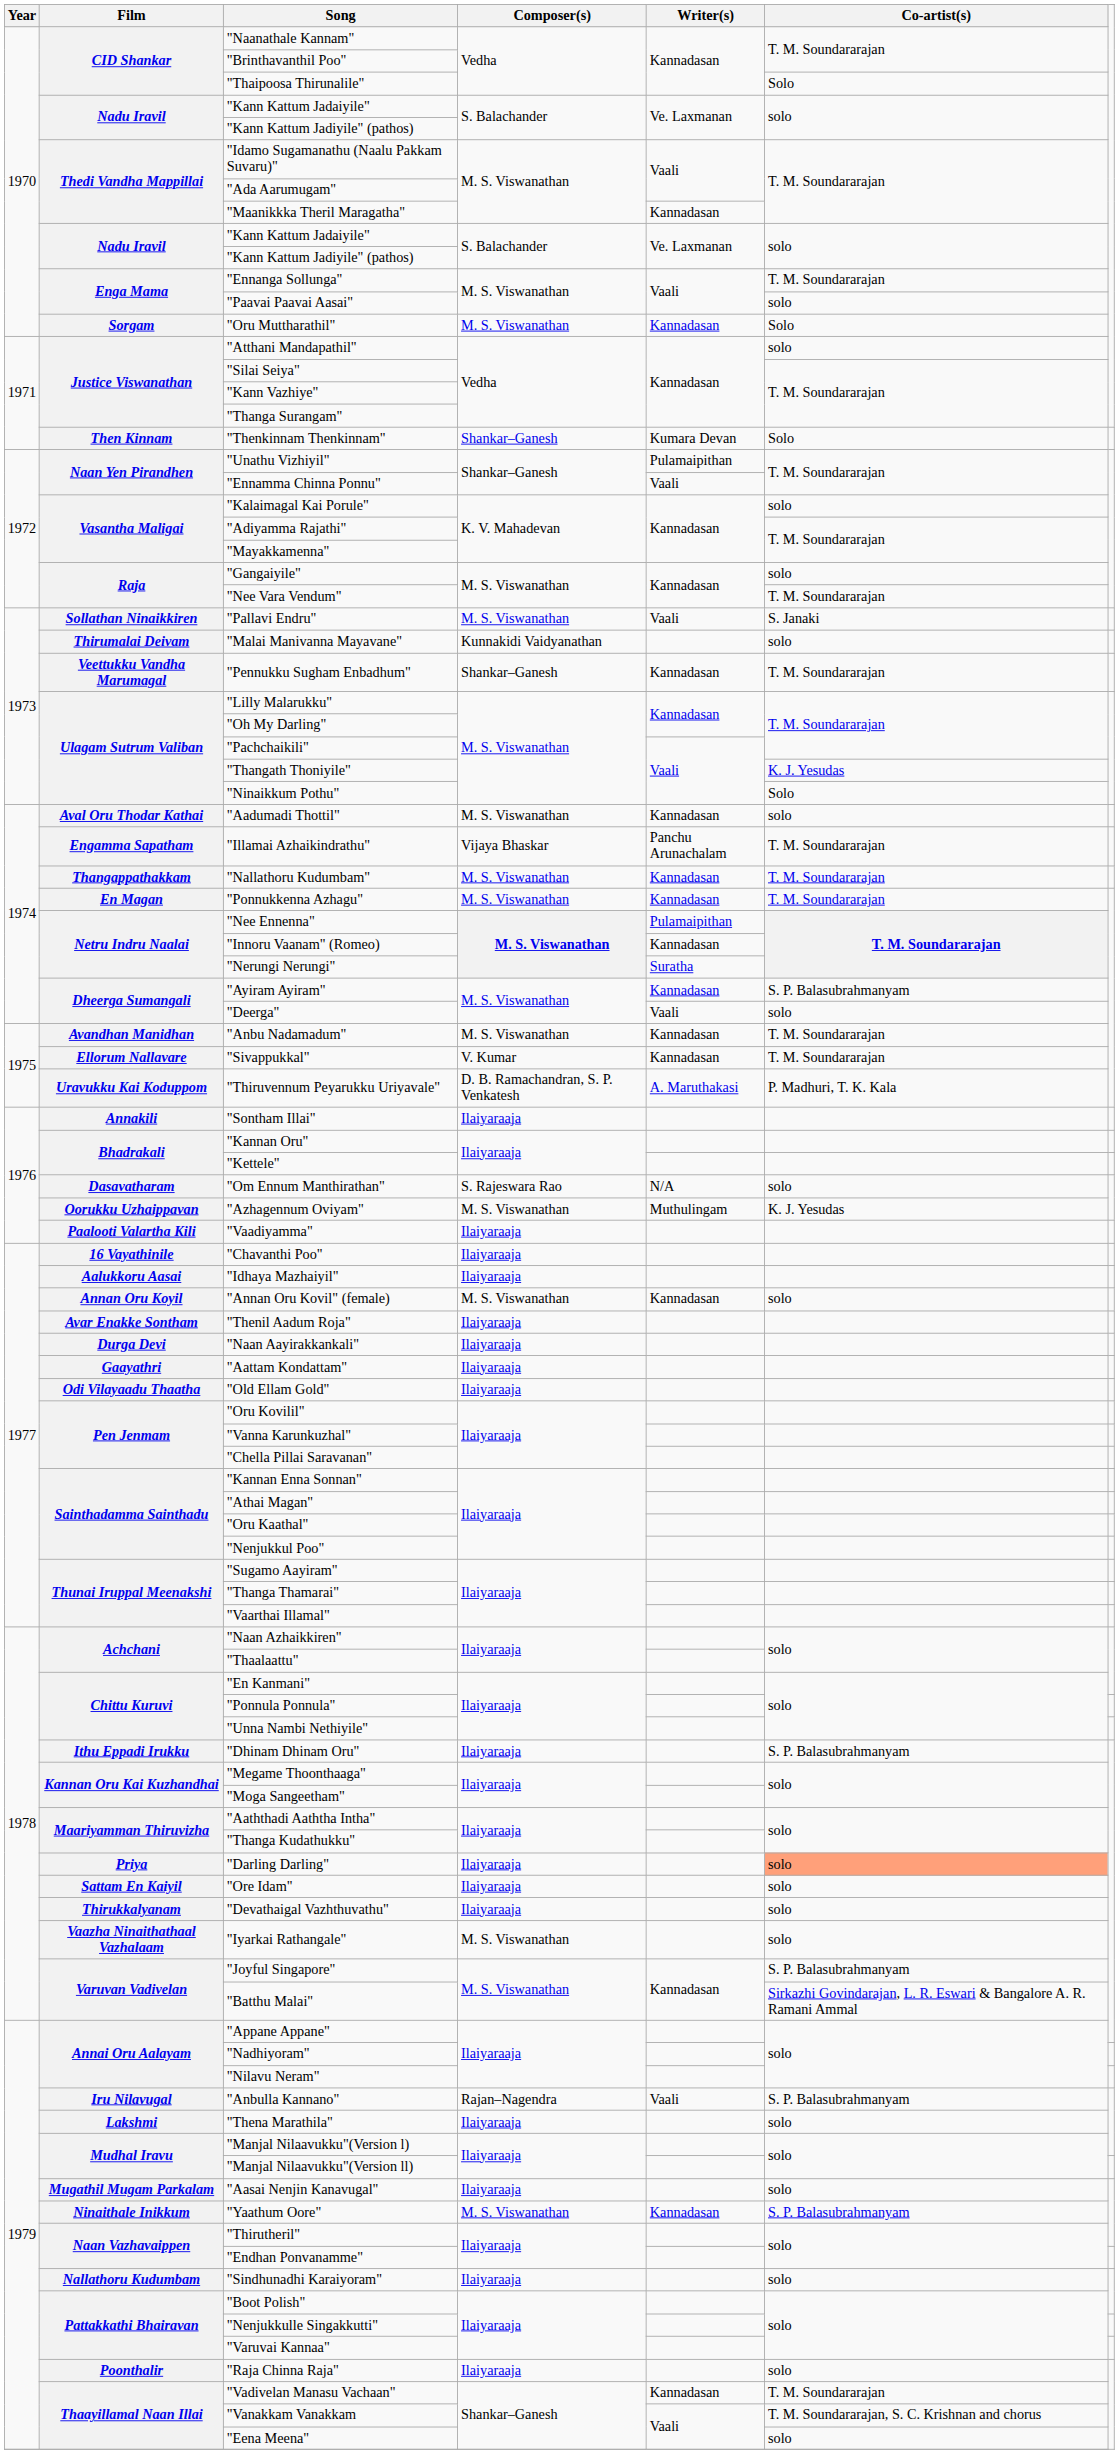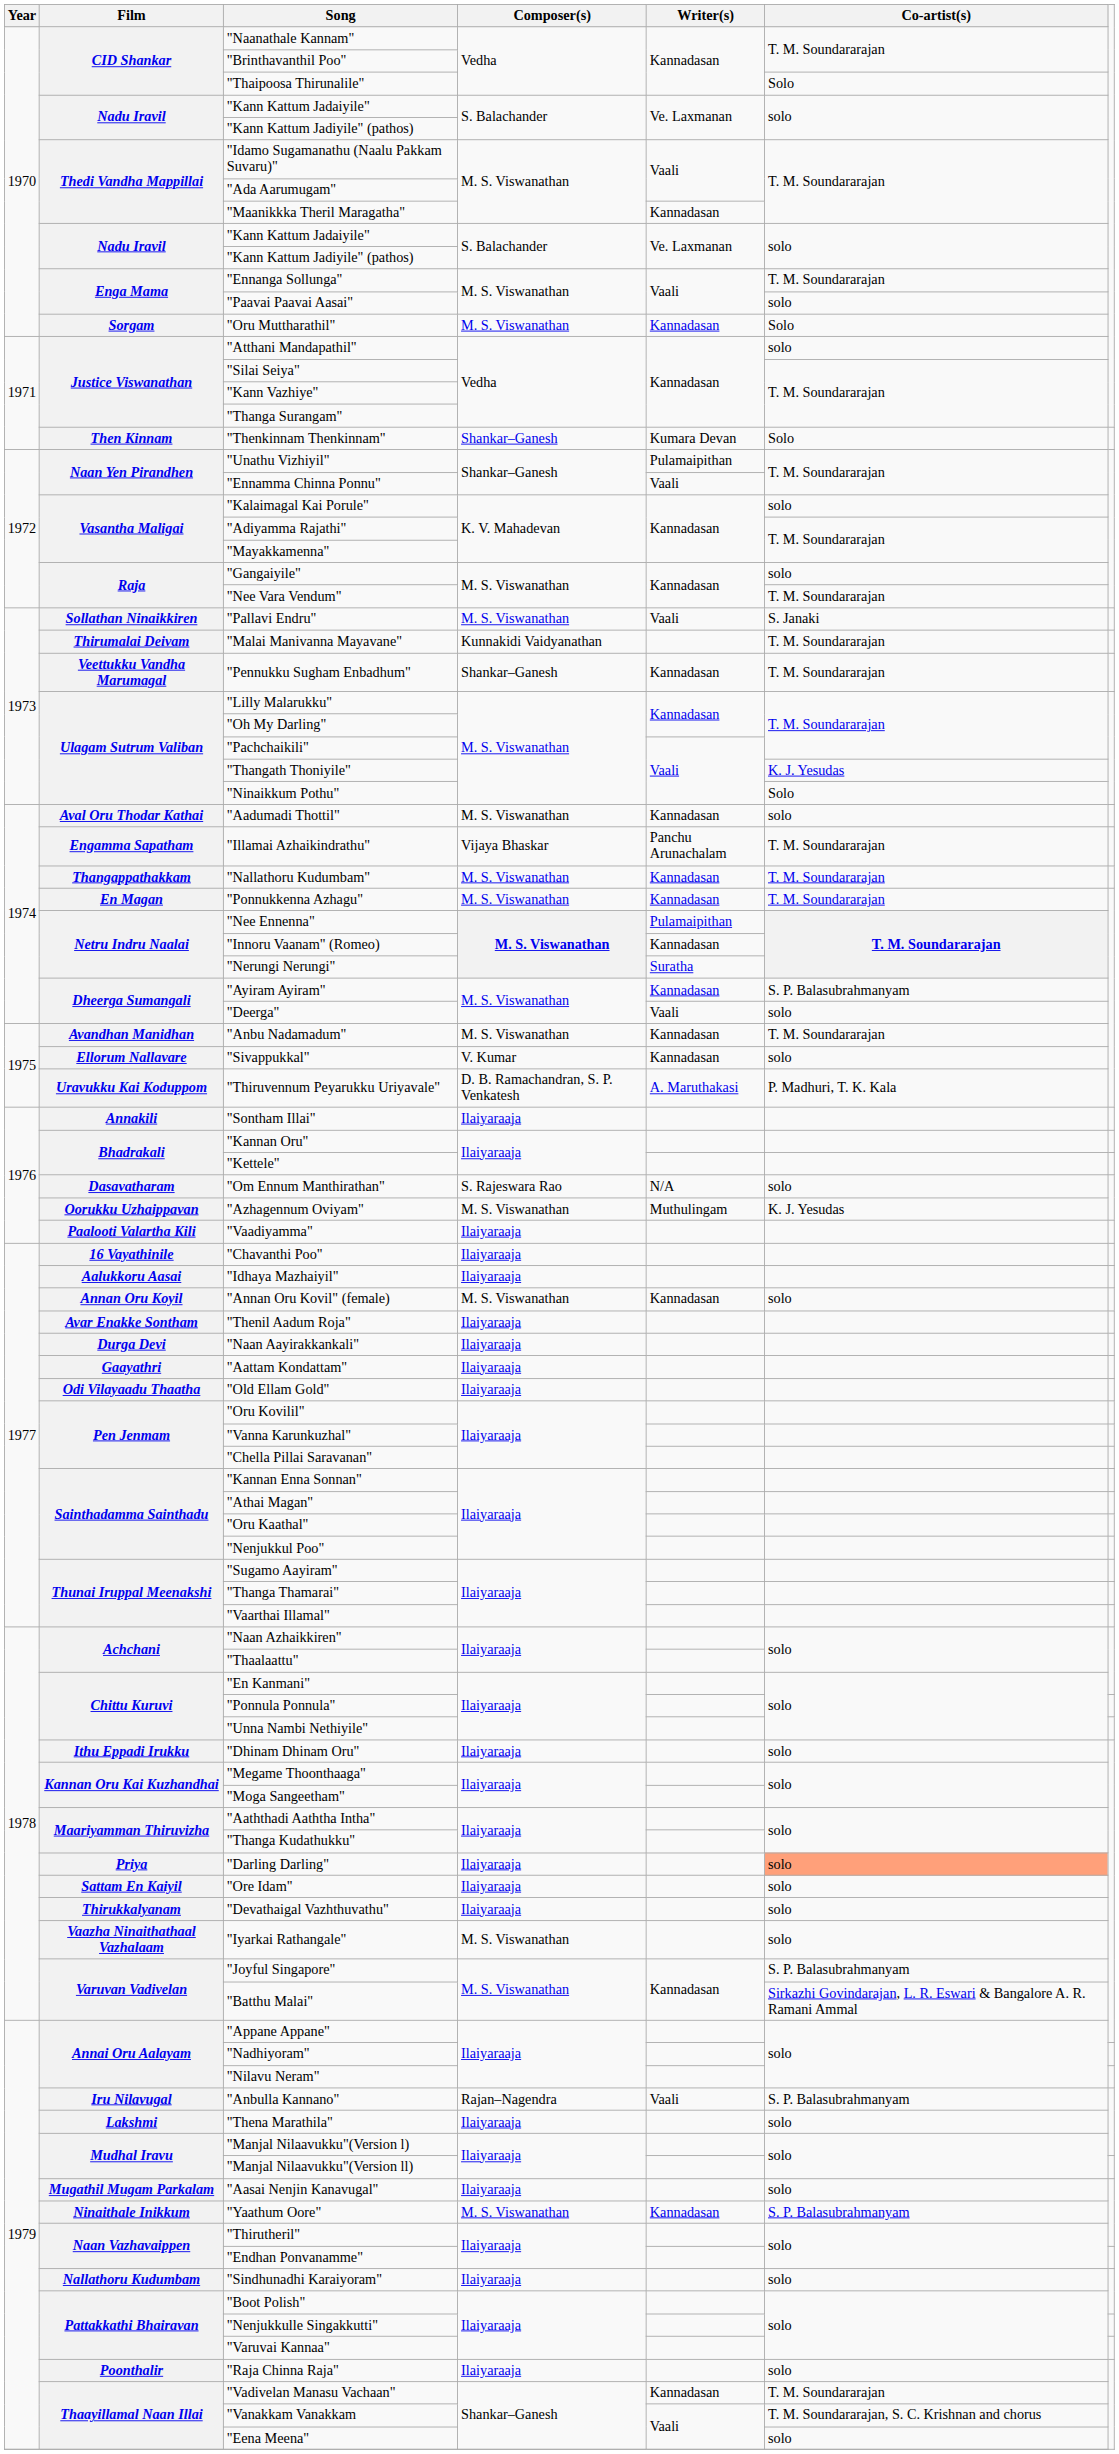(780, 641) solo -> (826, 641) T. M. Soundararajan
(826, 1057) T. M. Soundararajan -> (780, 1057) solo
(839, 1751) S. P. Balasubrahmanyam -> (780, 1751) solo
